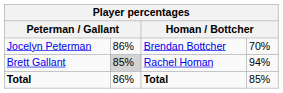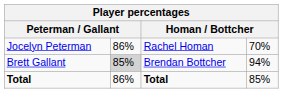(185, 46) Brendan Bottcher -> (179, 46) Rachel Homan
(179, 63) Rachel Homan -> (185, 63) Brendan Bottcher
